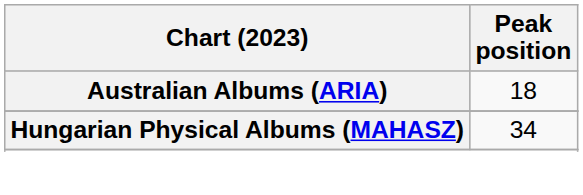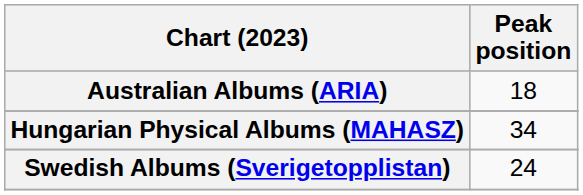+ row: (237, 168)
